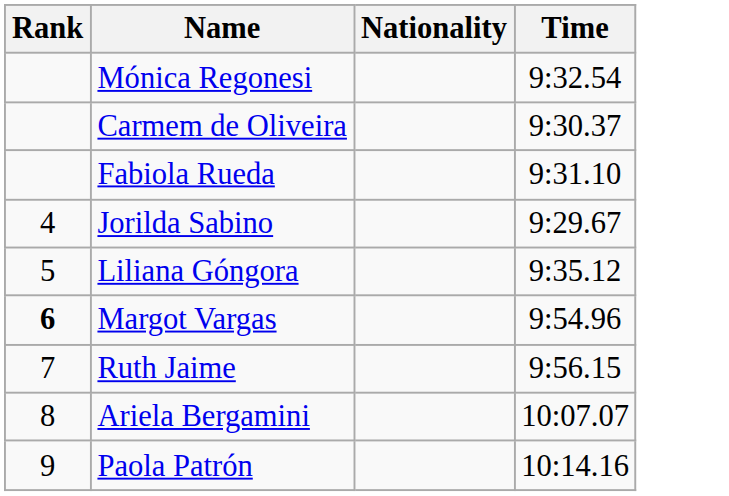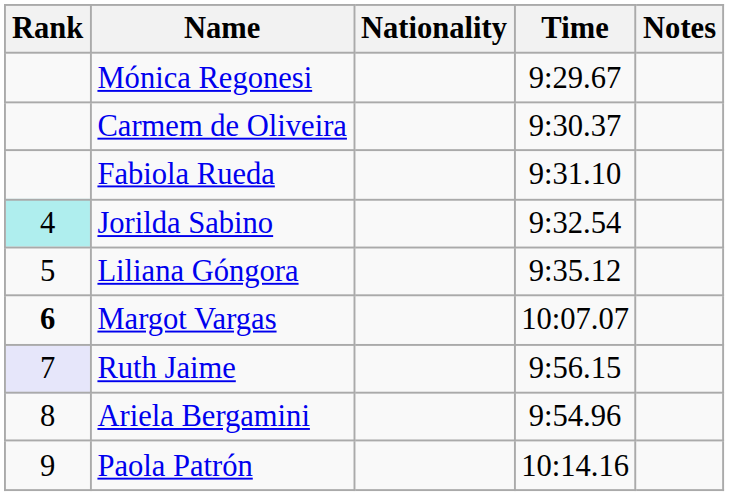+ column: (680, 28)
(575, 77) 9:32.54 -> (575, 77) 9:29.67
(48, 222) no background -> (48, 222) paleturquoise background
(575, 222) 9:29.67 -> (575, 222) 9:32.54
(575, 319) 9:54.96 -> (575, 319) 10:07.07
(48, 367) no background -> (48, 367) lavender background
(575, 416) 10:07.07 -> (575, 416) 9:54.96
